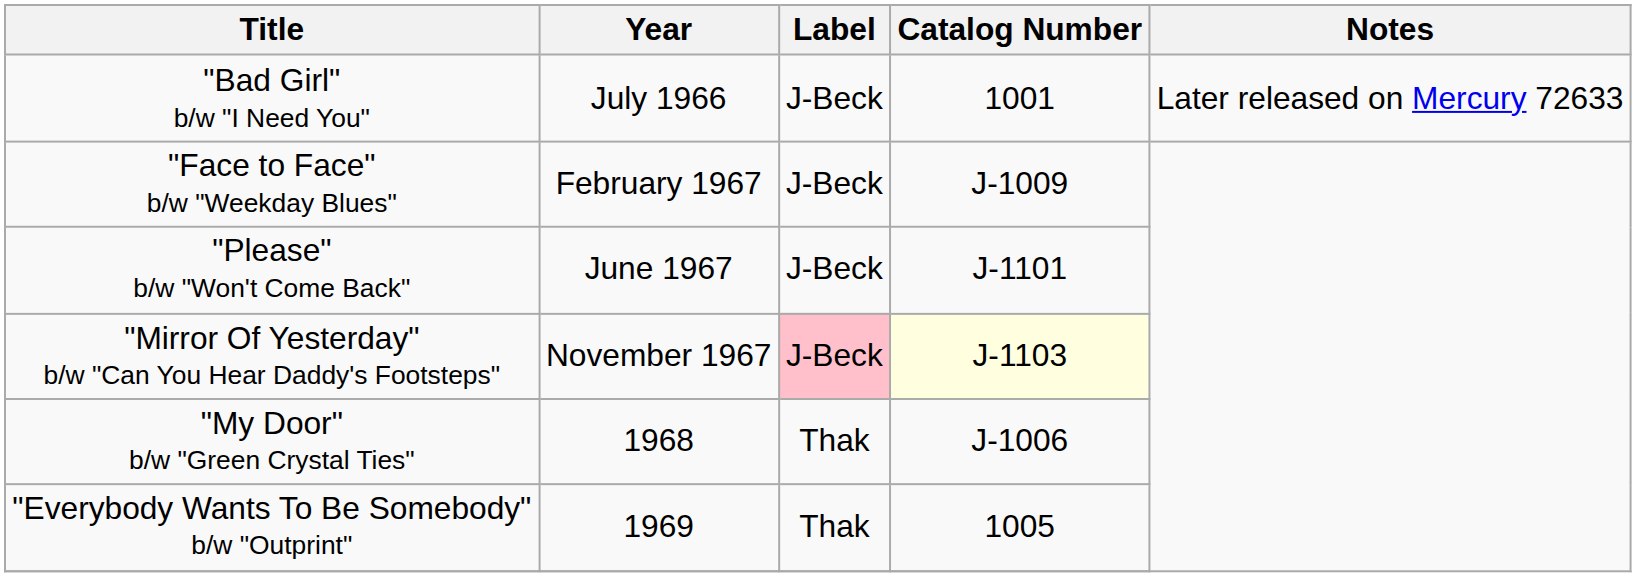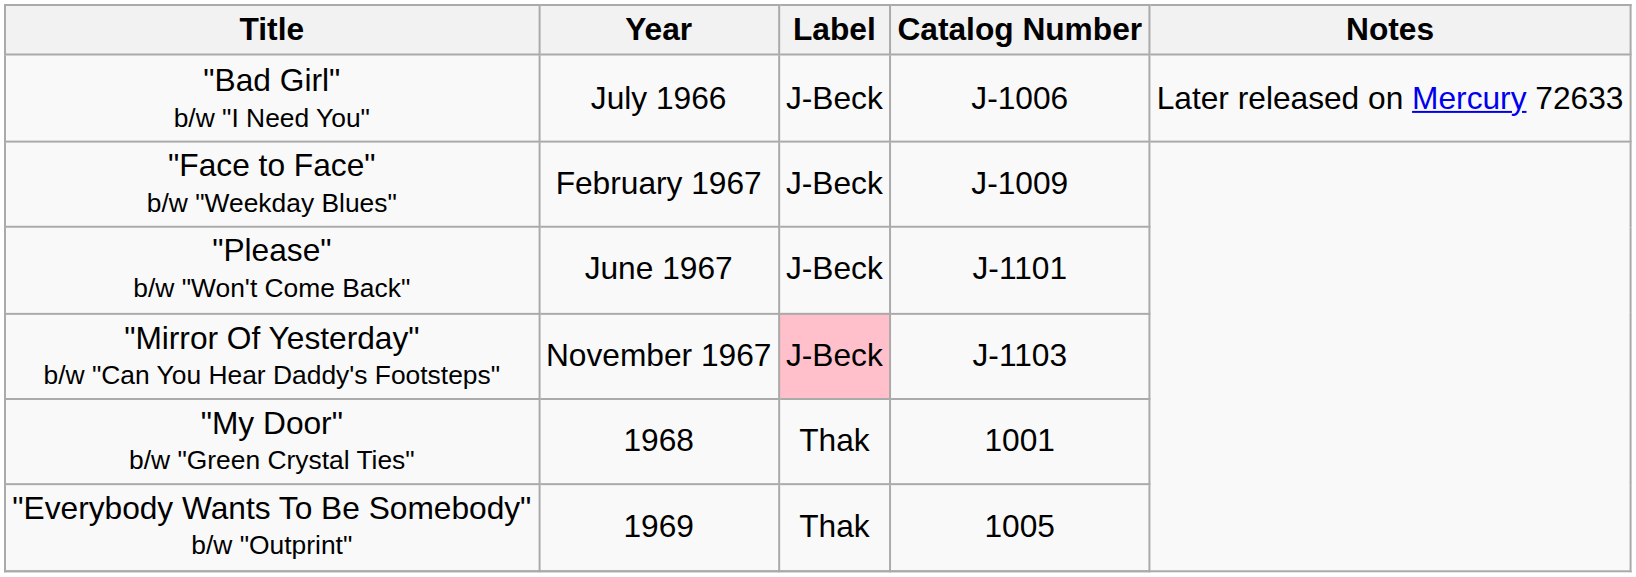(1020, 97) 1001 -> (1020, 97) J-1006
(1020, 355) lightyellow background -> (1020, 355) no background
(1020, 441) J-1006 -> (1020, 441) 1001
